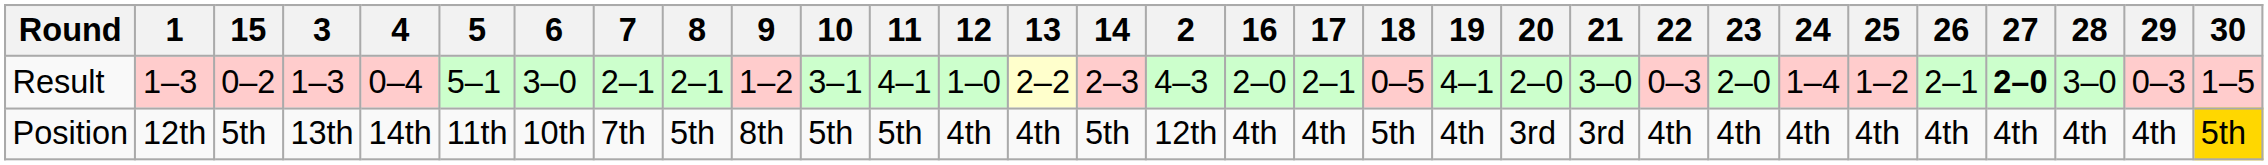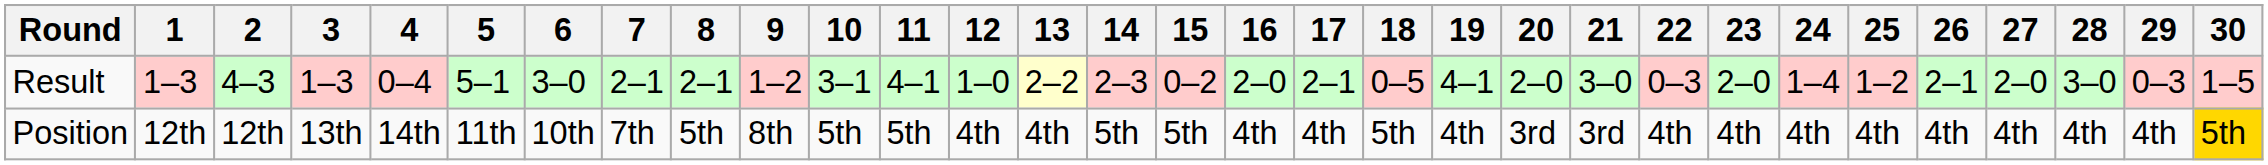columns swapped: (1186, 30) <-> (248, 30)
(2020, 81) bold -> (2020, 81) normal
